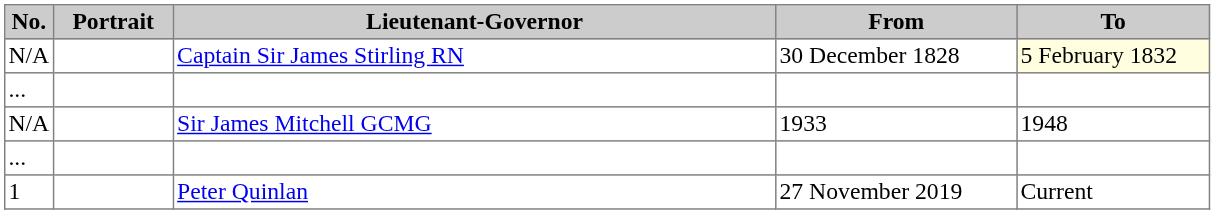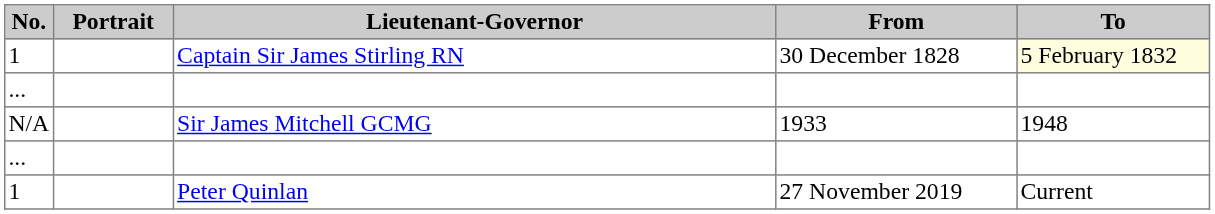(29, 55) N/A -> (14, 55) 1
